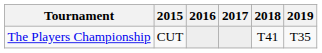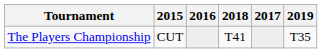columns swapped: (235, 15) <-> (268, 15)
